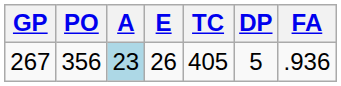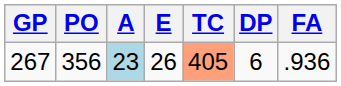(208, 61) no background -> (208, 61) lightsalmon background
(256, 61) 5 -> (256, 61) 6
